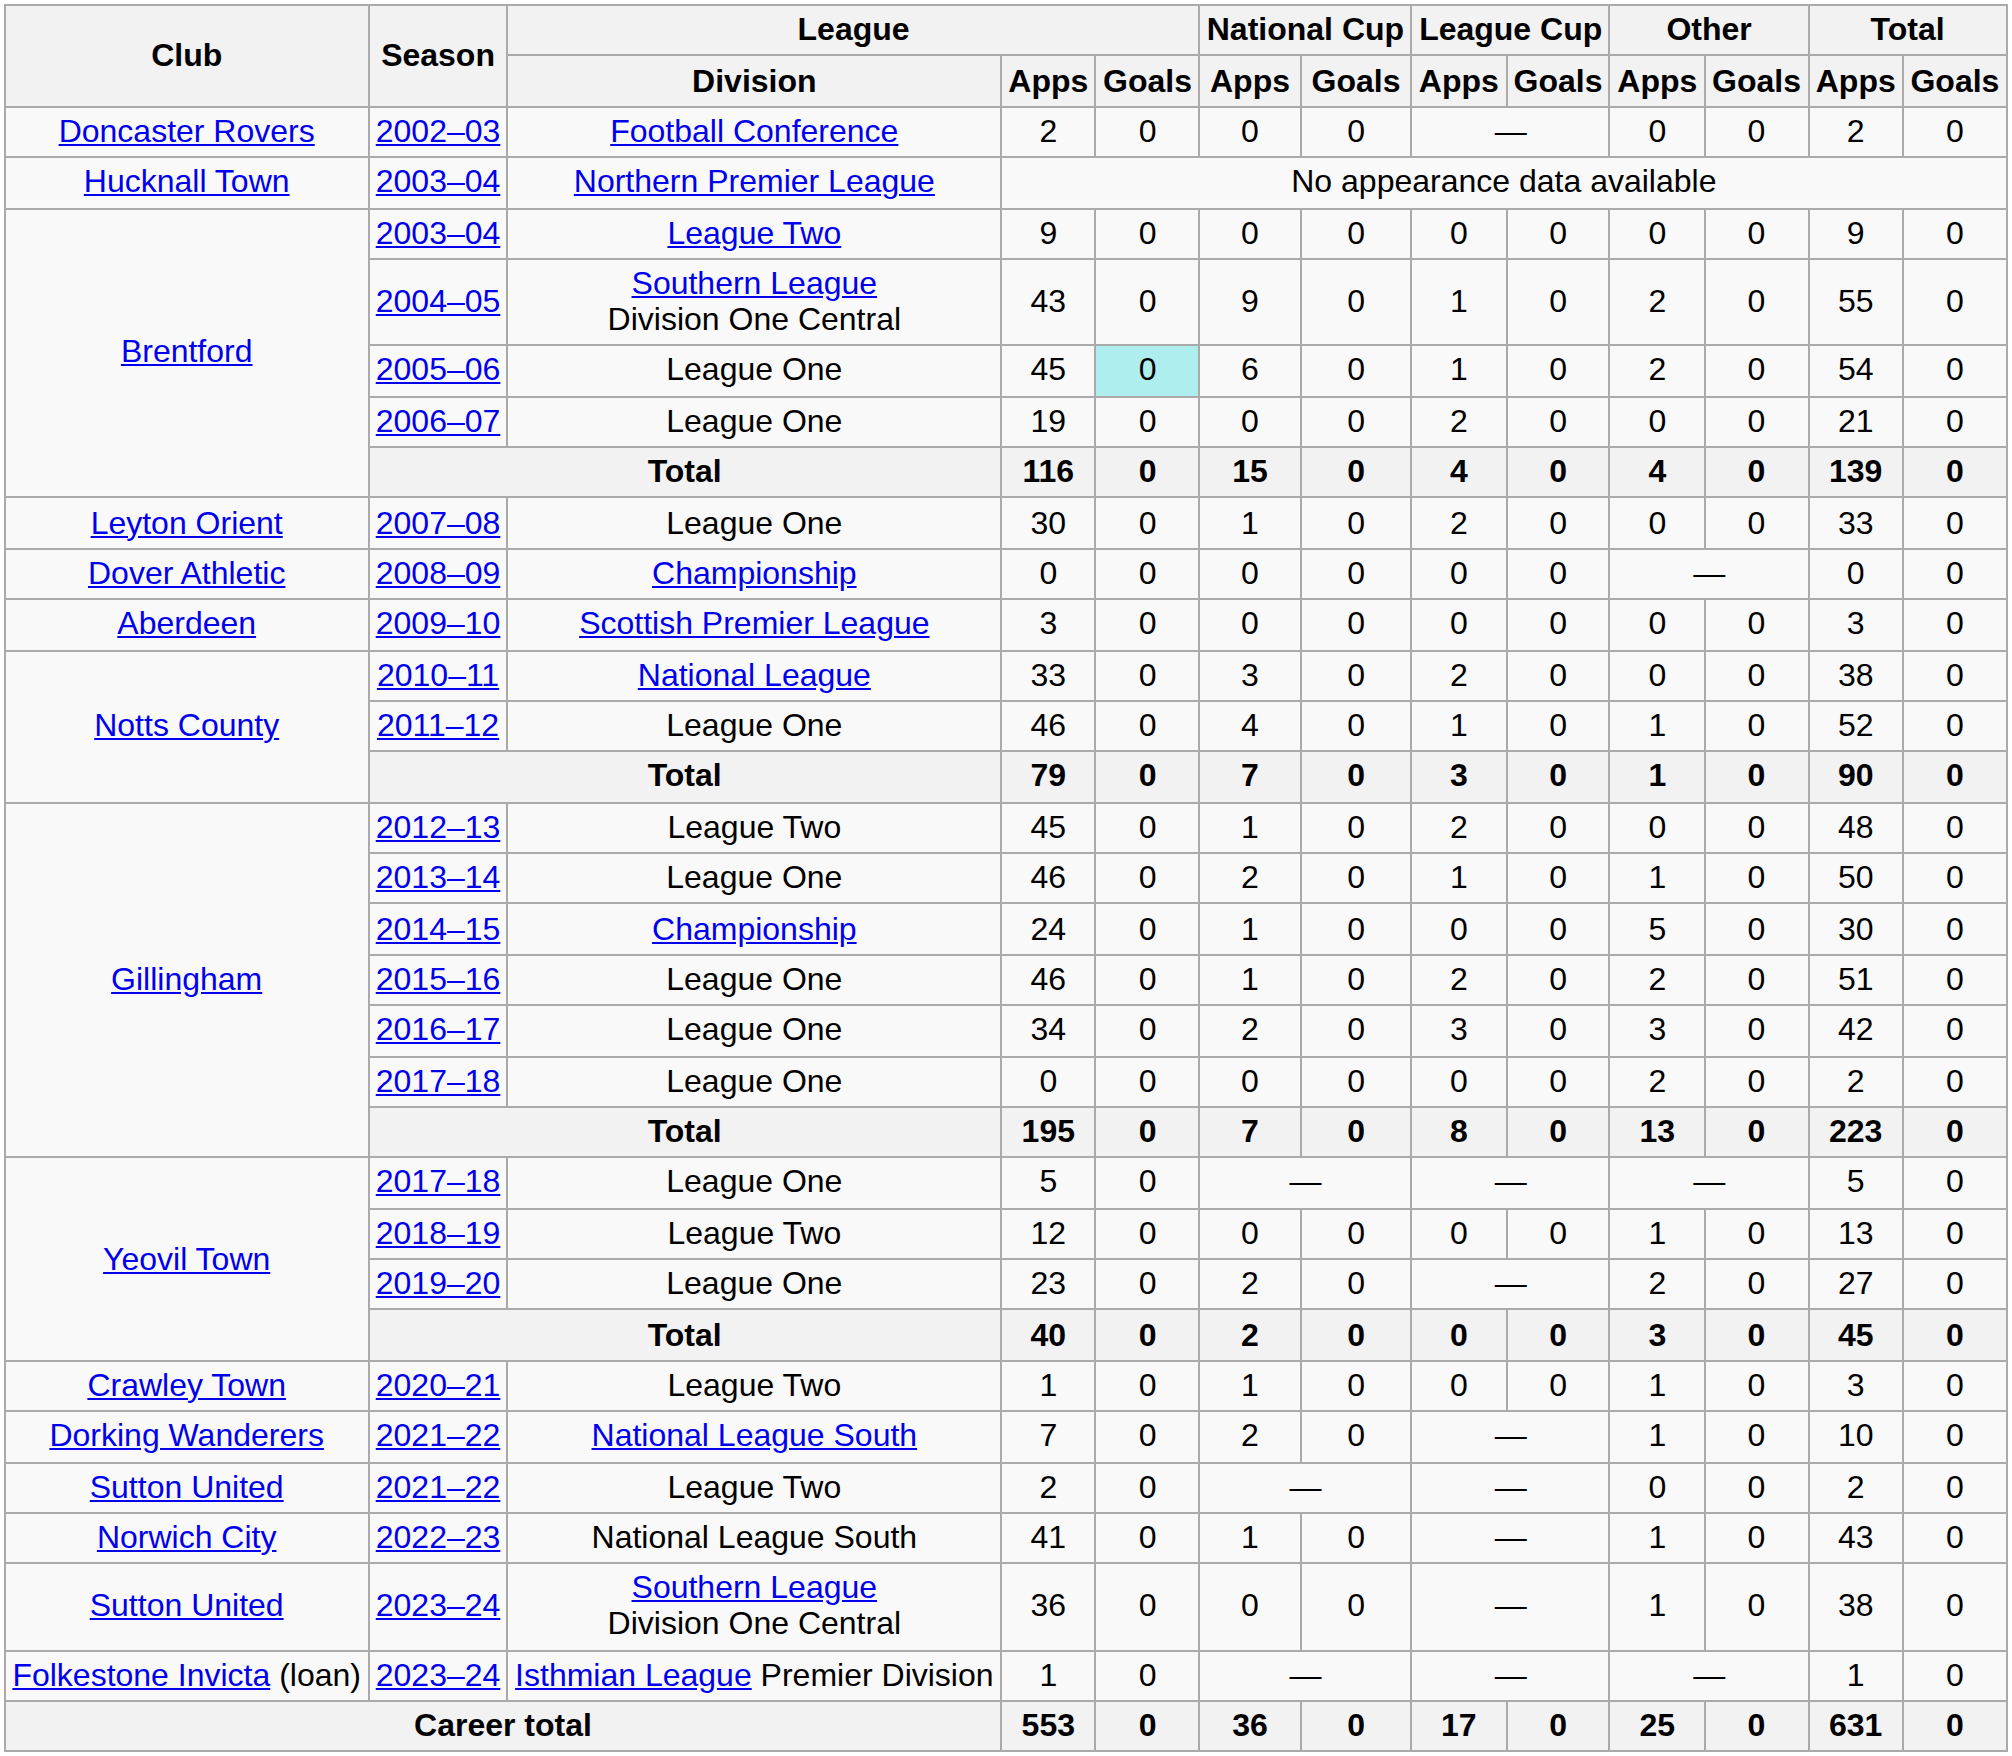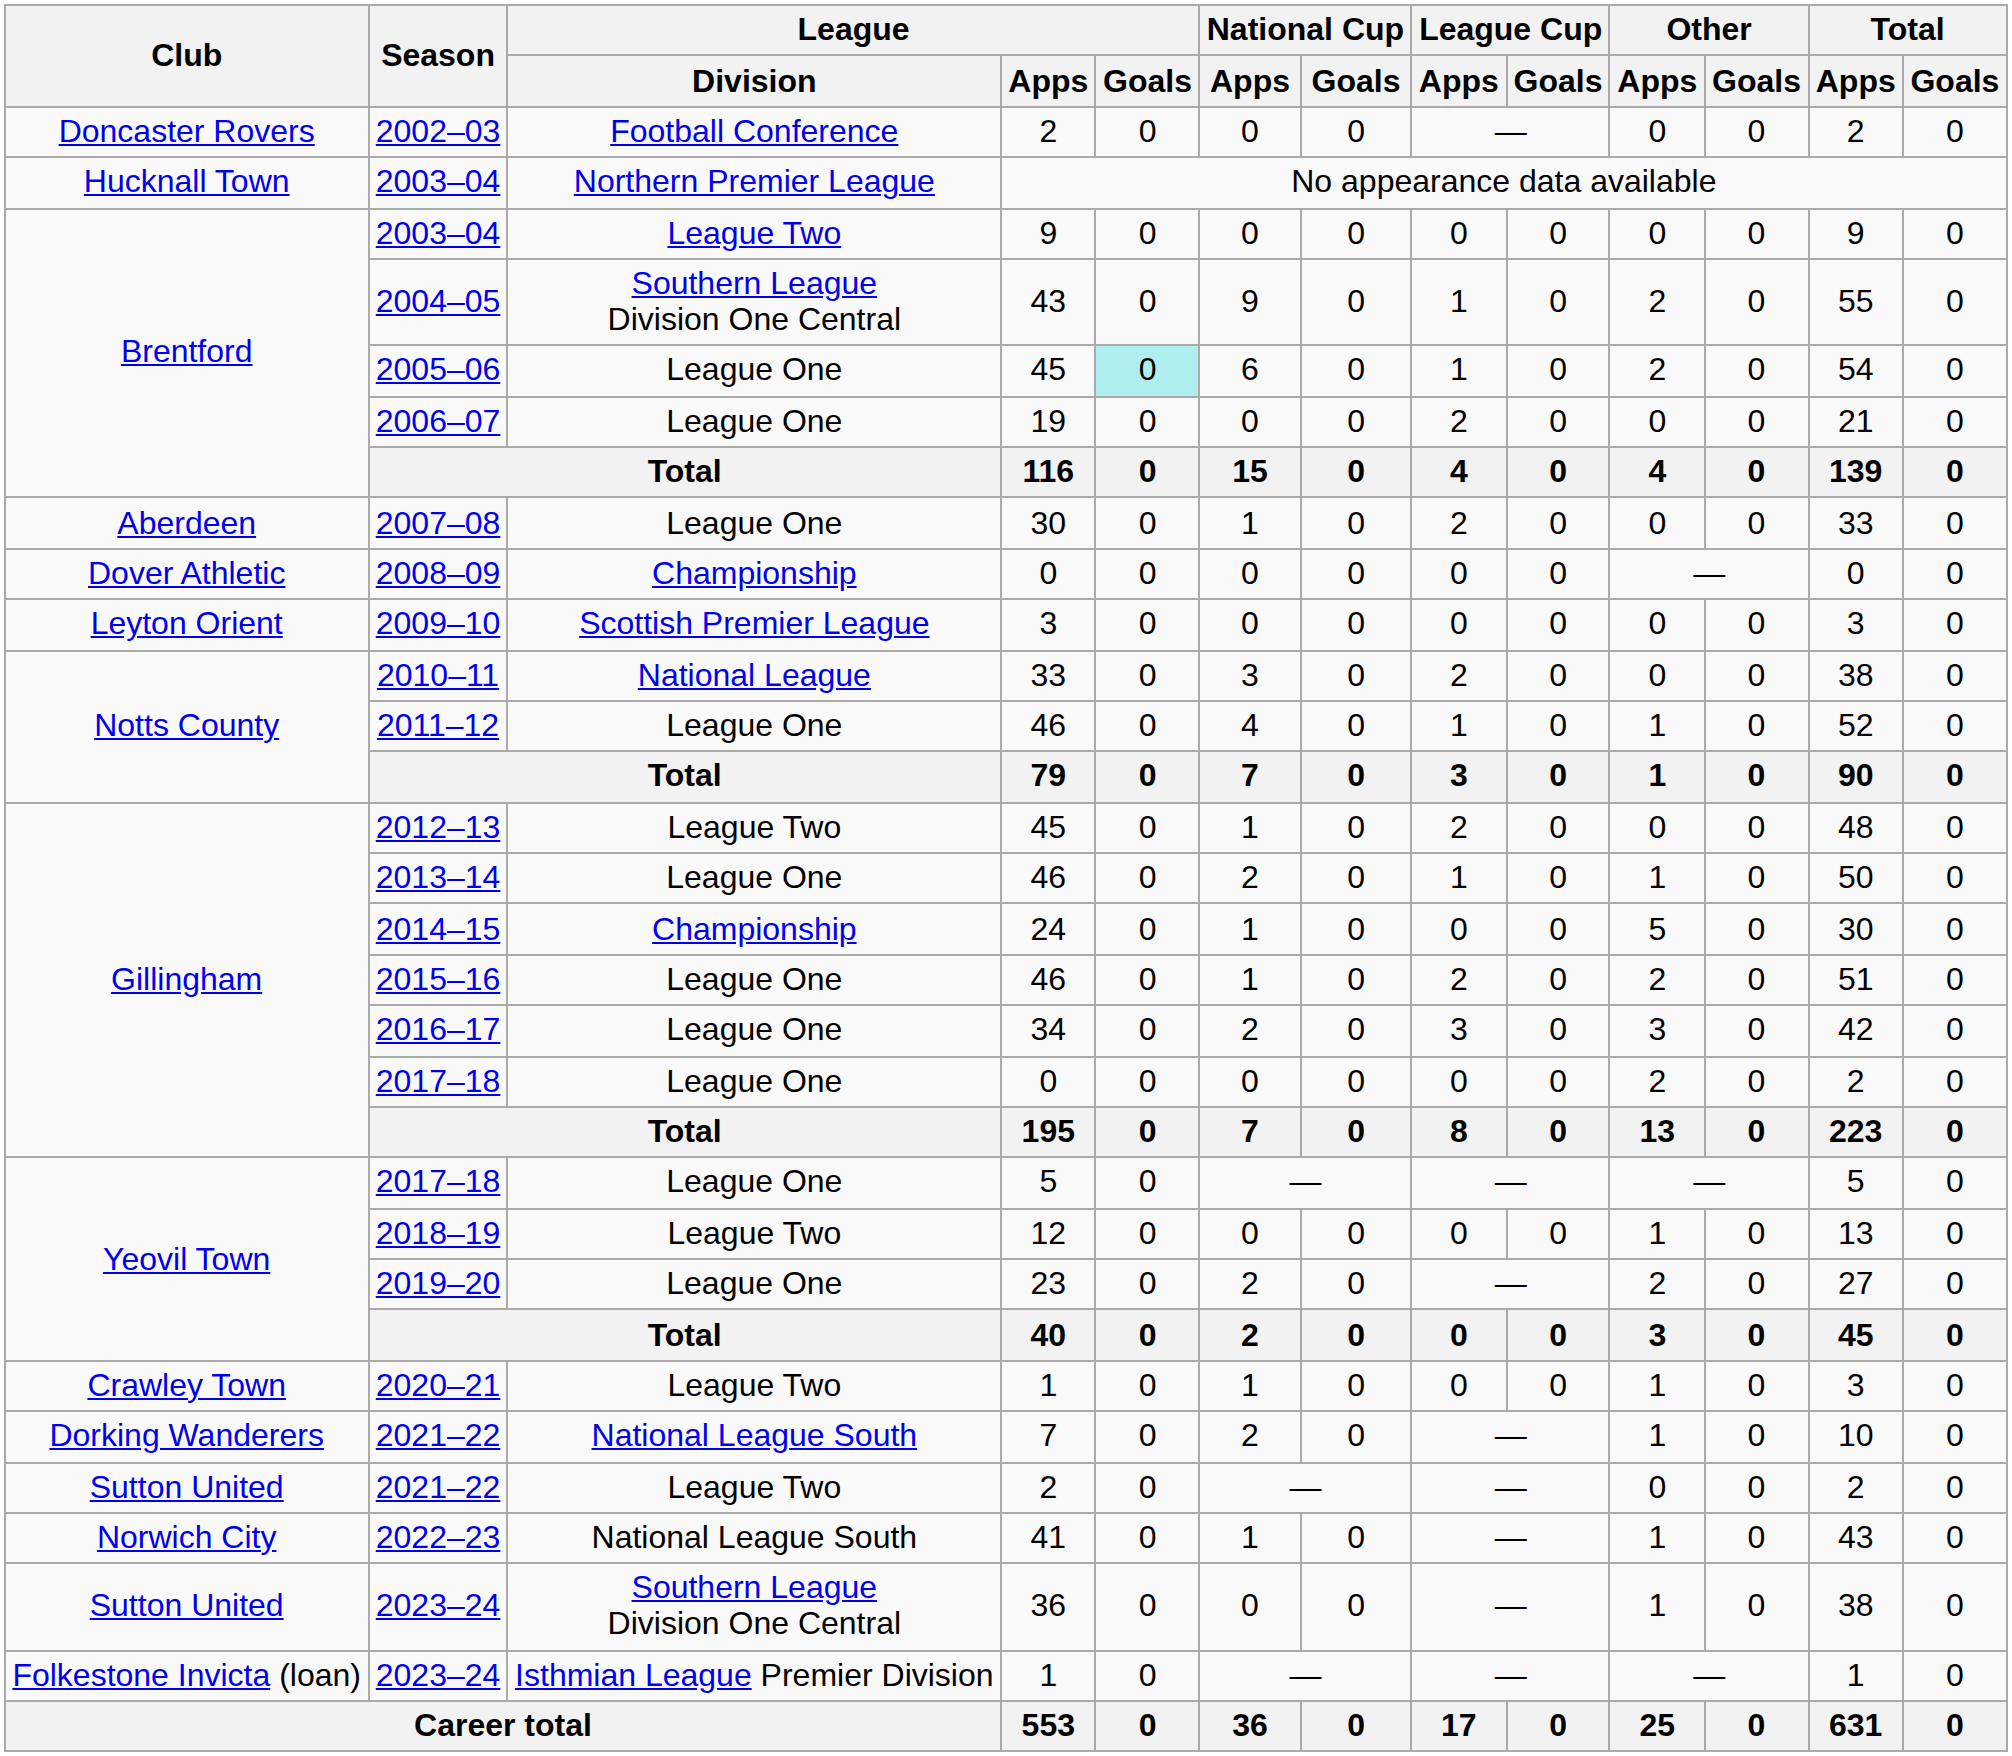(187, 522) Leyton Orient -> (187, 522) Aberdeen
(187, 624) Aberdeen -> (187, 624) Leyton Orient
